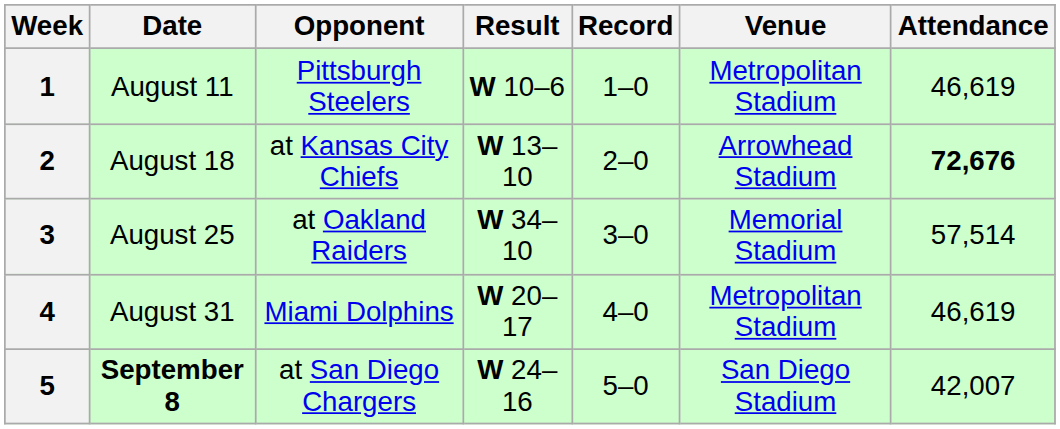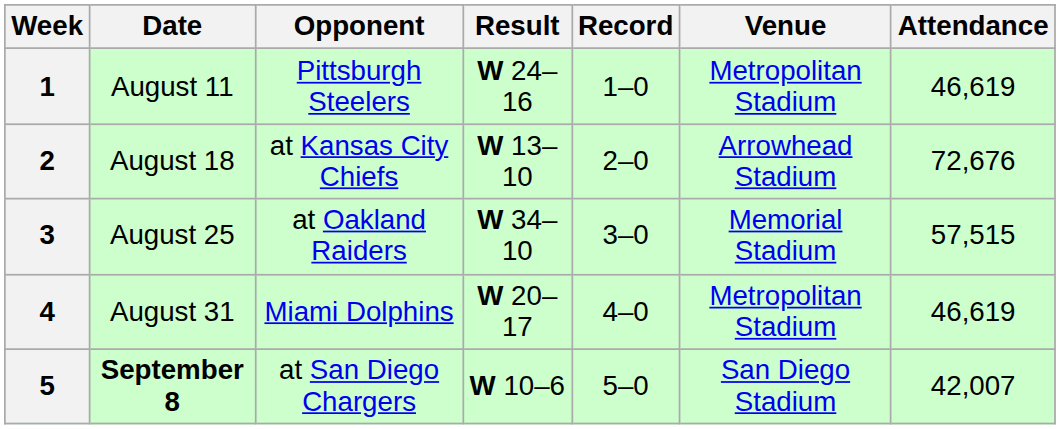(517, 85) W 10–6 -> (517, 85) W 24–16
(973, 160) bold -> (973, 160) normal
(973, 235) 57,514 -> (973, 235) 57,515
(517, 386) W 24–16 -> (517, 386) W 10–6
